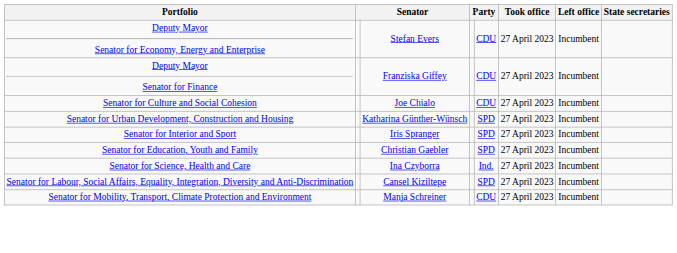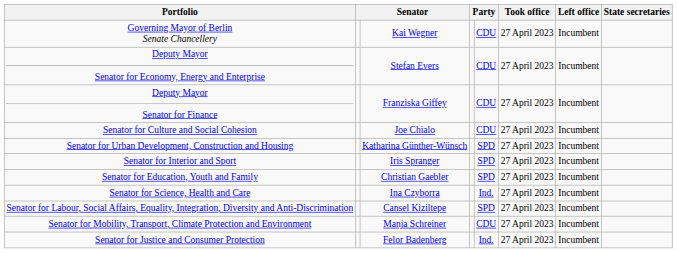+ row: (180, 34)
+ row: (180, 240)
